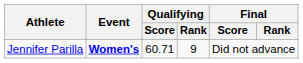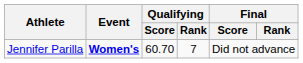(160, 49) 60.71 -> (160, 49) 60.70
(193, 49) 9 -> (193, 49) 7
